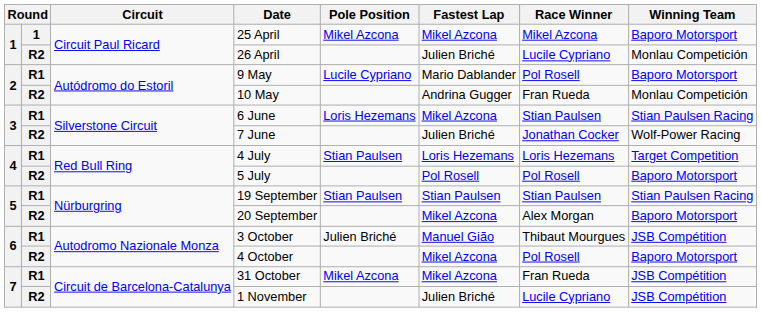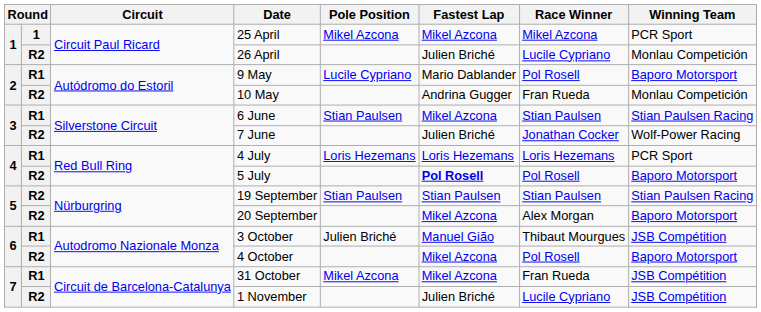(684, 34) Baporo Motorsport -> (662, 34) PCR Sport
(369, 115) Loris Hezemans -> (363, 115) Stian Paulsen
(363, 155) Stian Paulsen -> (369, 155) Loris Hezemans
(685, 155) Target Competition -> (662, 155) PCR Sport
(450, 175) normal -> (453, 175) bold
(36, 196) R1 -> (36, 196) R2
